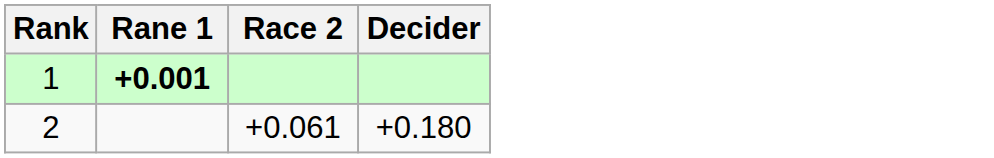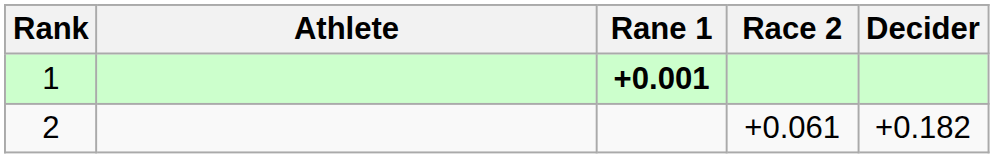+ column: (347, 29)
(424, 127) +0.180 -> (923, 127) +0.182
